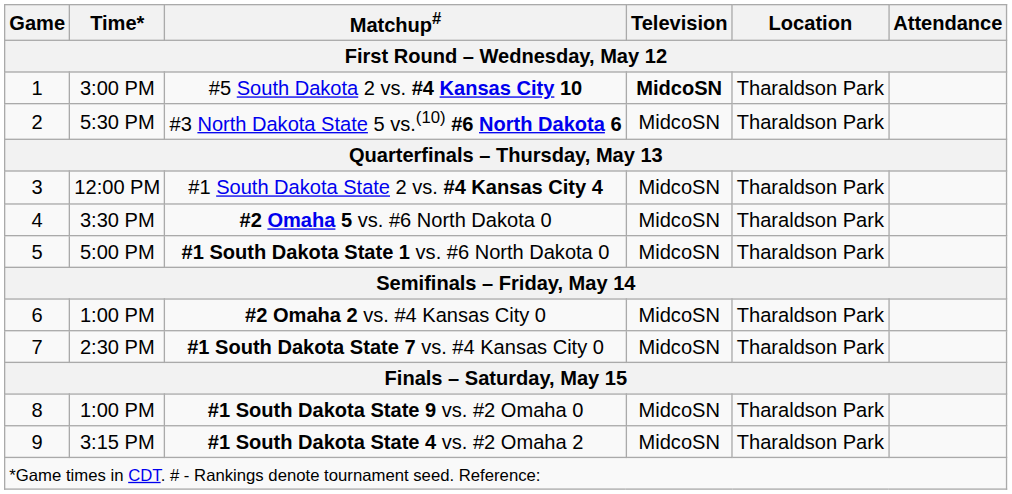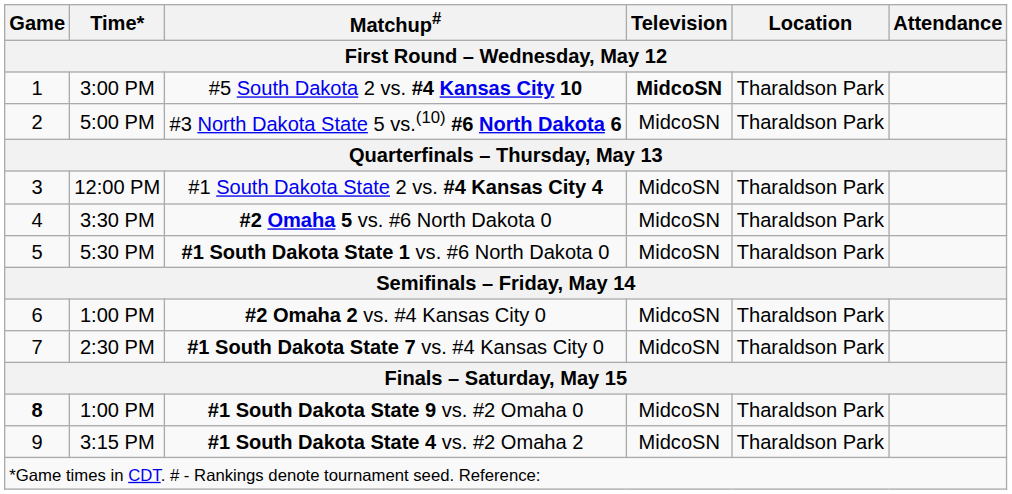(117, 122) 5:30 PM -> (117, 122) 5:00 PM
(117, 251) 5:00 PM -> (117, 251) 5:30 PM
(37, 410) normal -> (37, 410) bold
